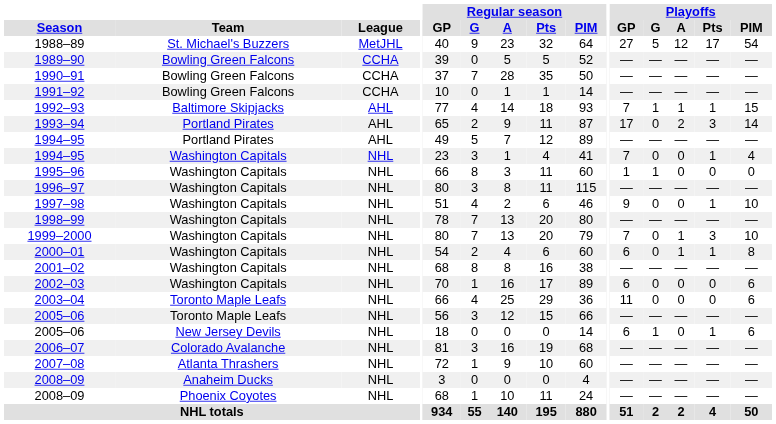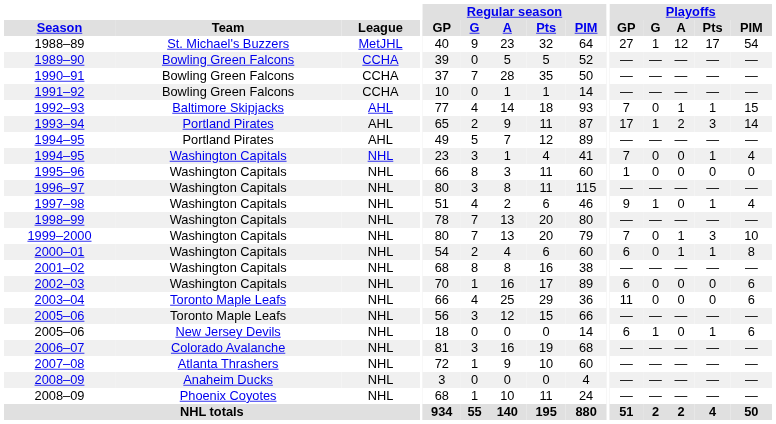(655, 44) 5 -> (655, 44) 1
(655, 108) 1 -> (655, 108) 0
(655, 124) 0 -> (655, 124) 1
(655, 172) 1 -> (655, 172) 0
(655, 204) 0 -> (655, 204) 1
(751, 204) 10 -> (751, 204) 4
